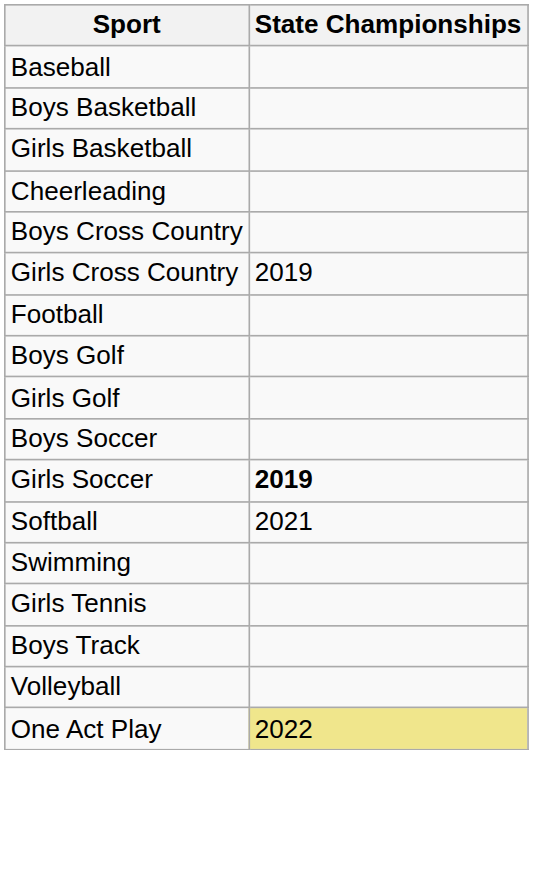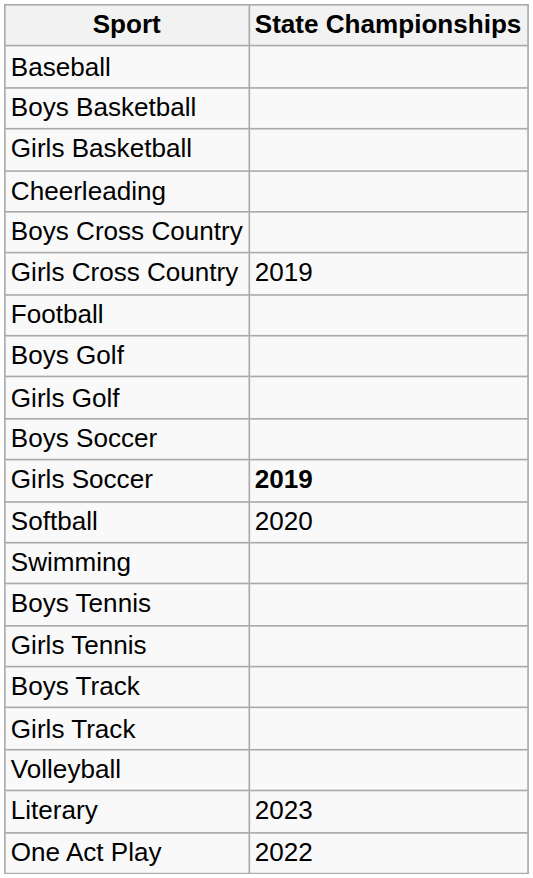(284, 521) 2021 -> (284, 521) 2020
+ row: (81, 604)
+ row: (73, 728)
+ row: (54, 811)
(284, 728) khaki background -> (284, 852) no background
